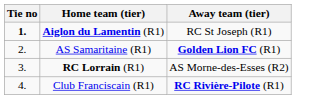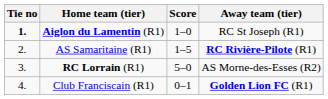+ column: (183, 13)
(229, 49) Golden Lion FC (R1) -> (261, 49) RC Rivière-Pilote (R1)
(229, 85) RC Rivière-Pilote (R1) -> (261, 85) Golden Lion FC (R1)
